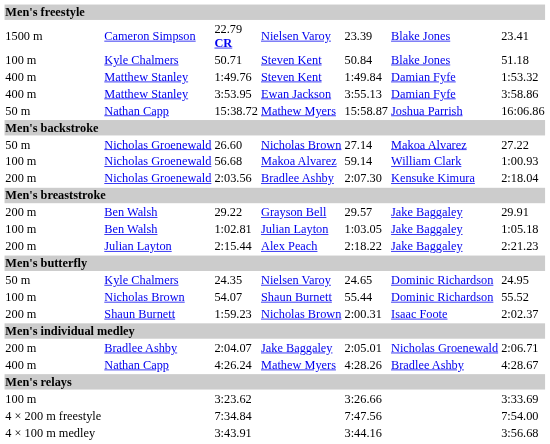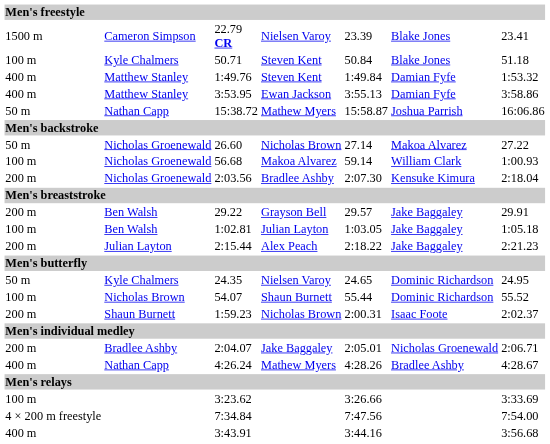(50, 432) 4 × 100 m medley -> (21, 432) 400 m
